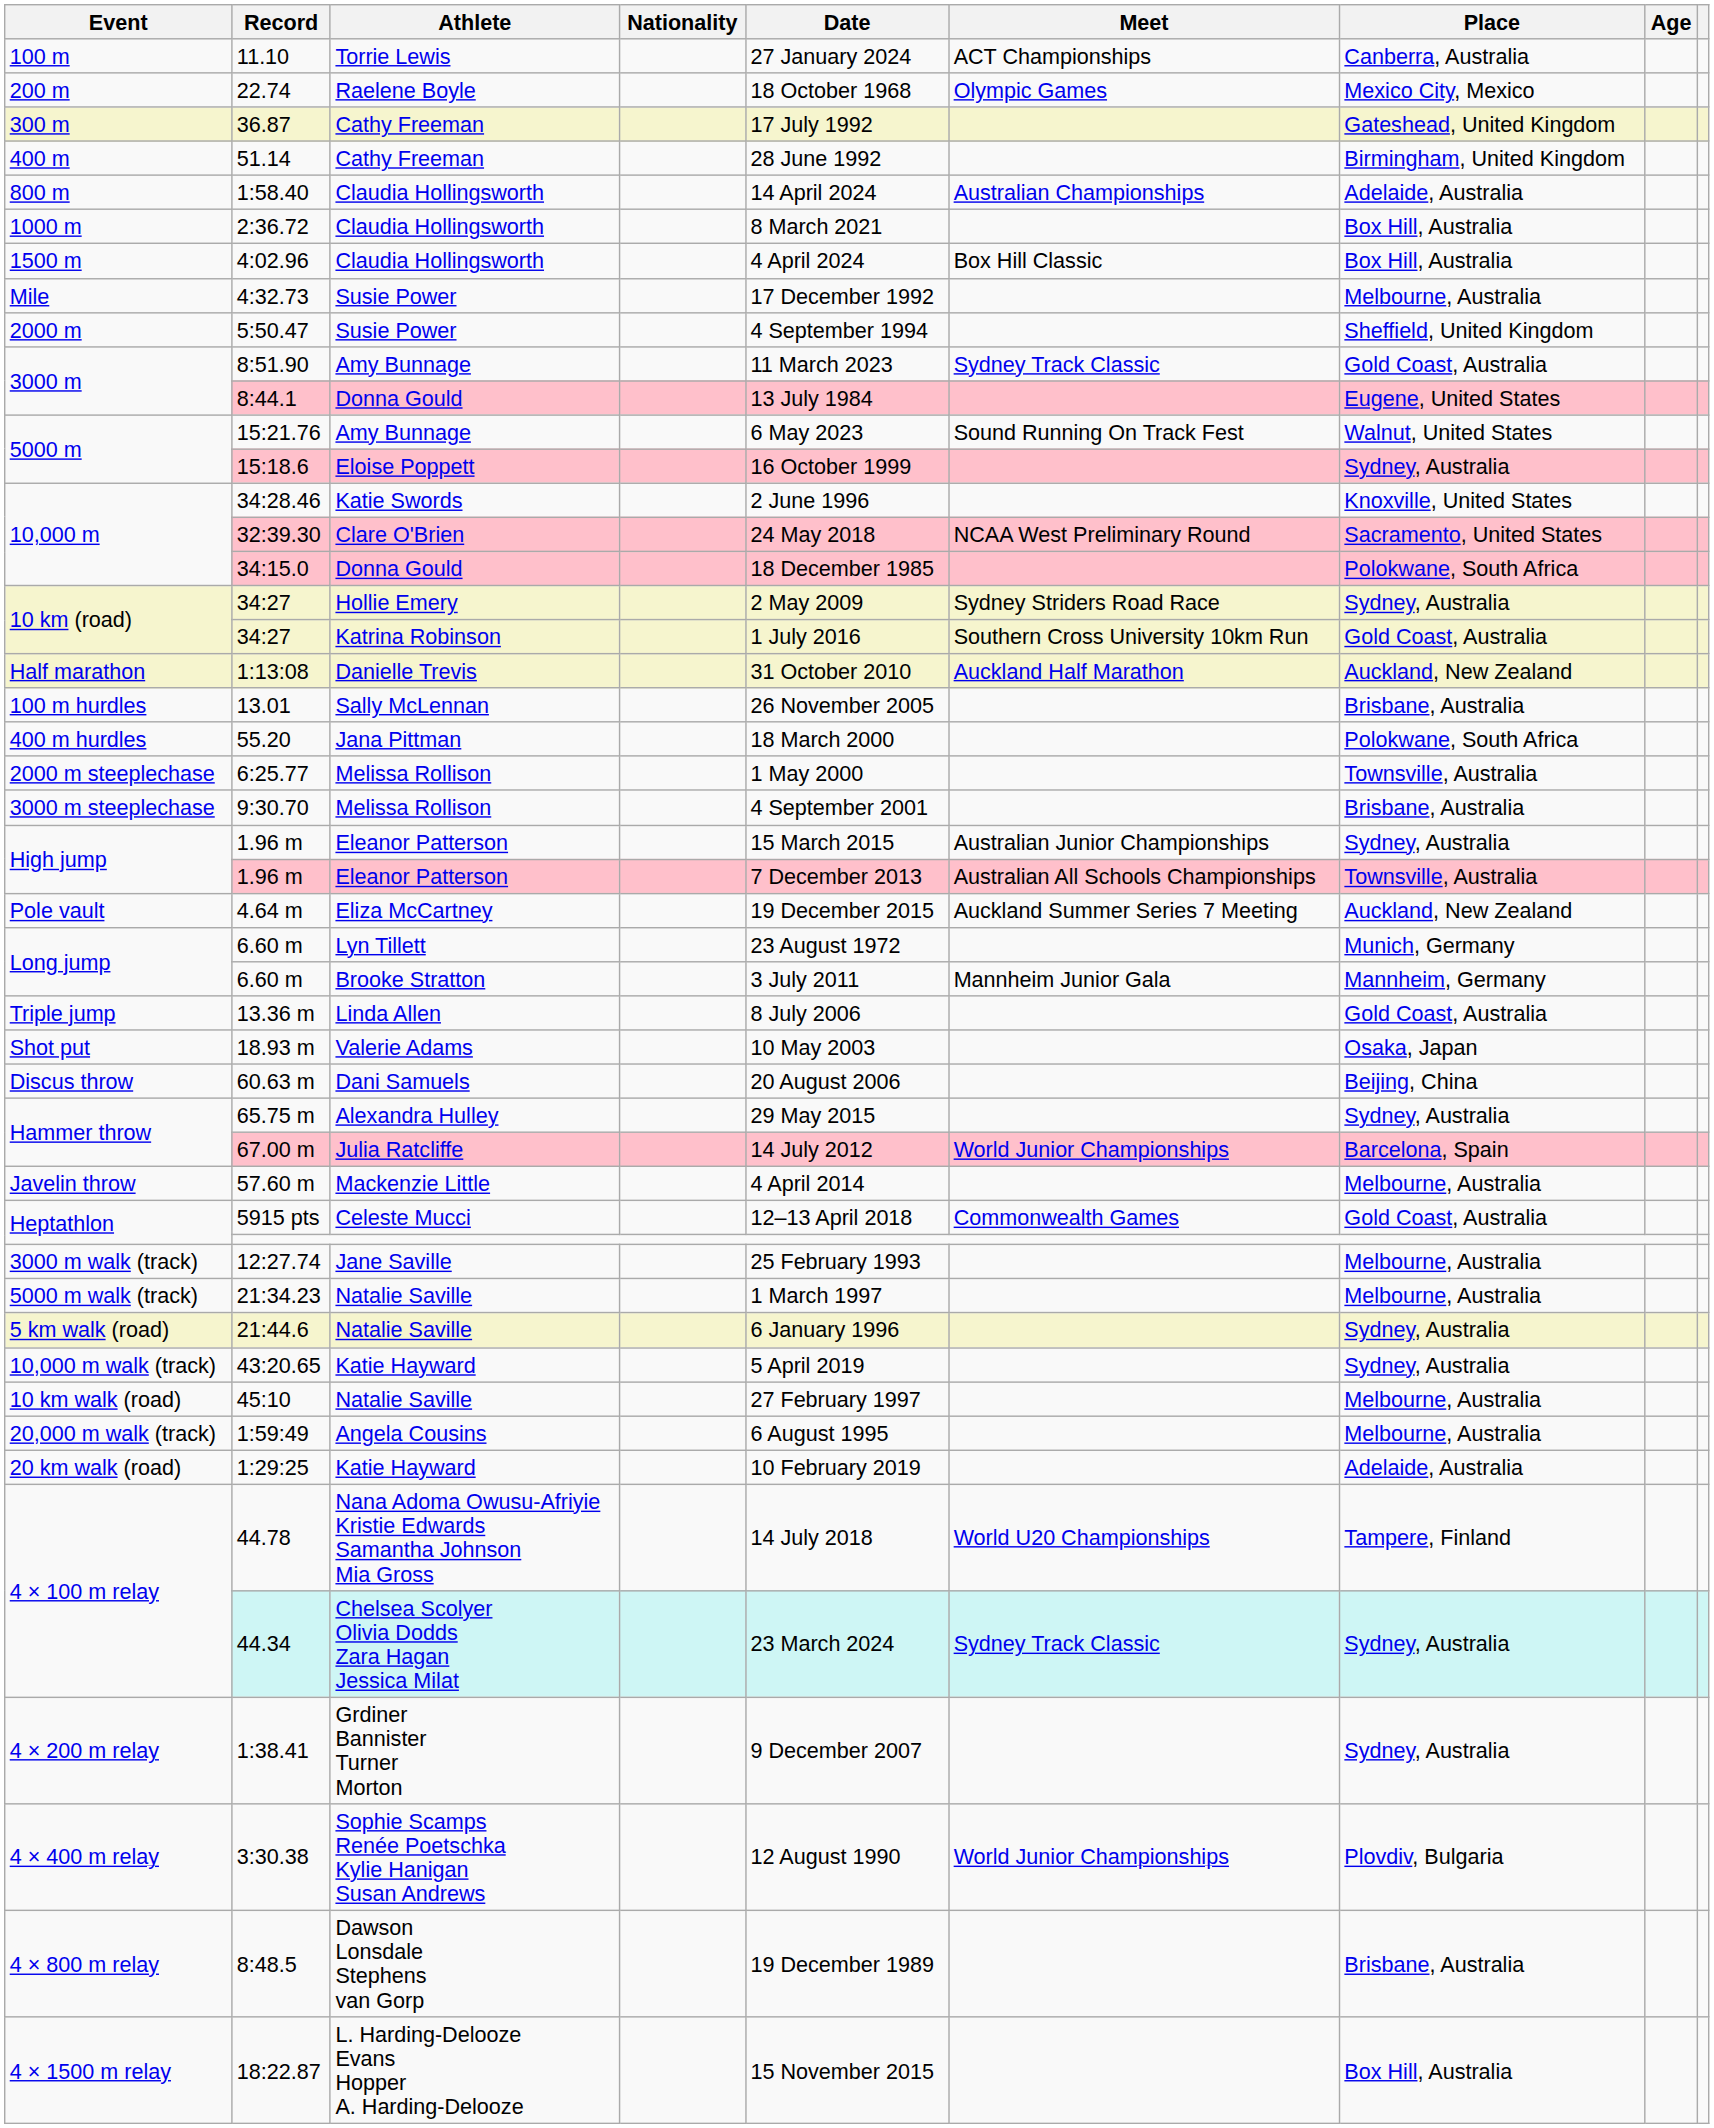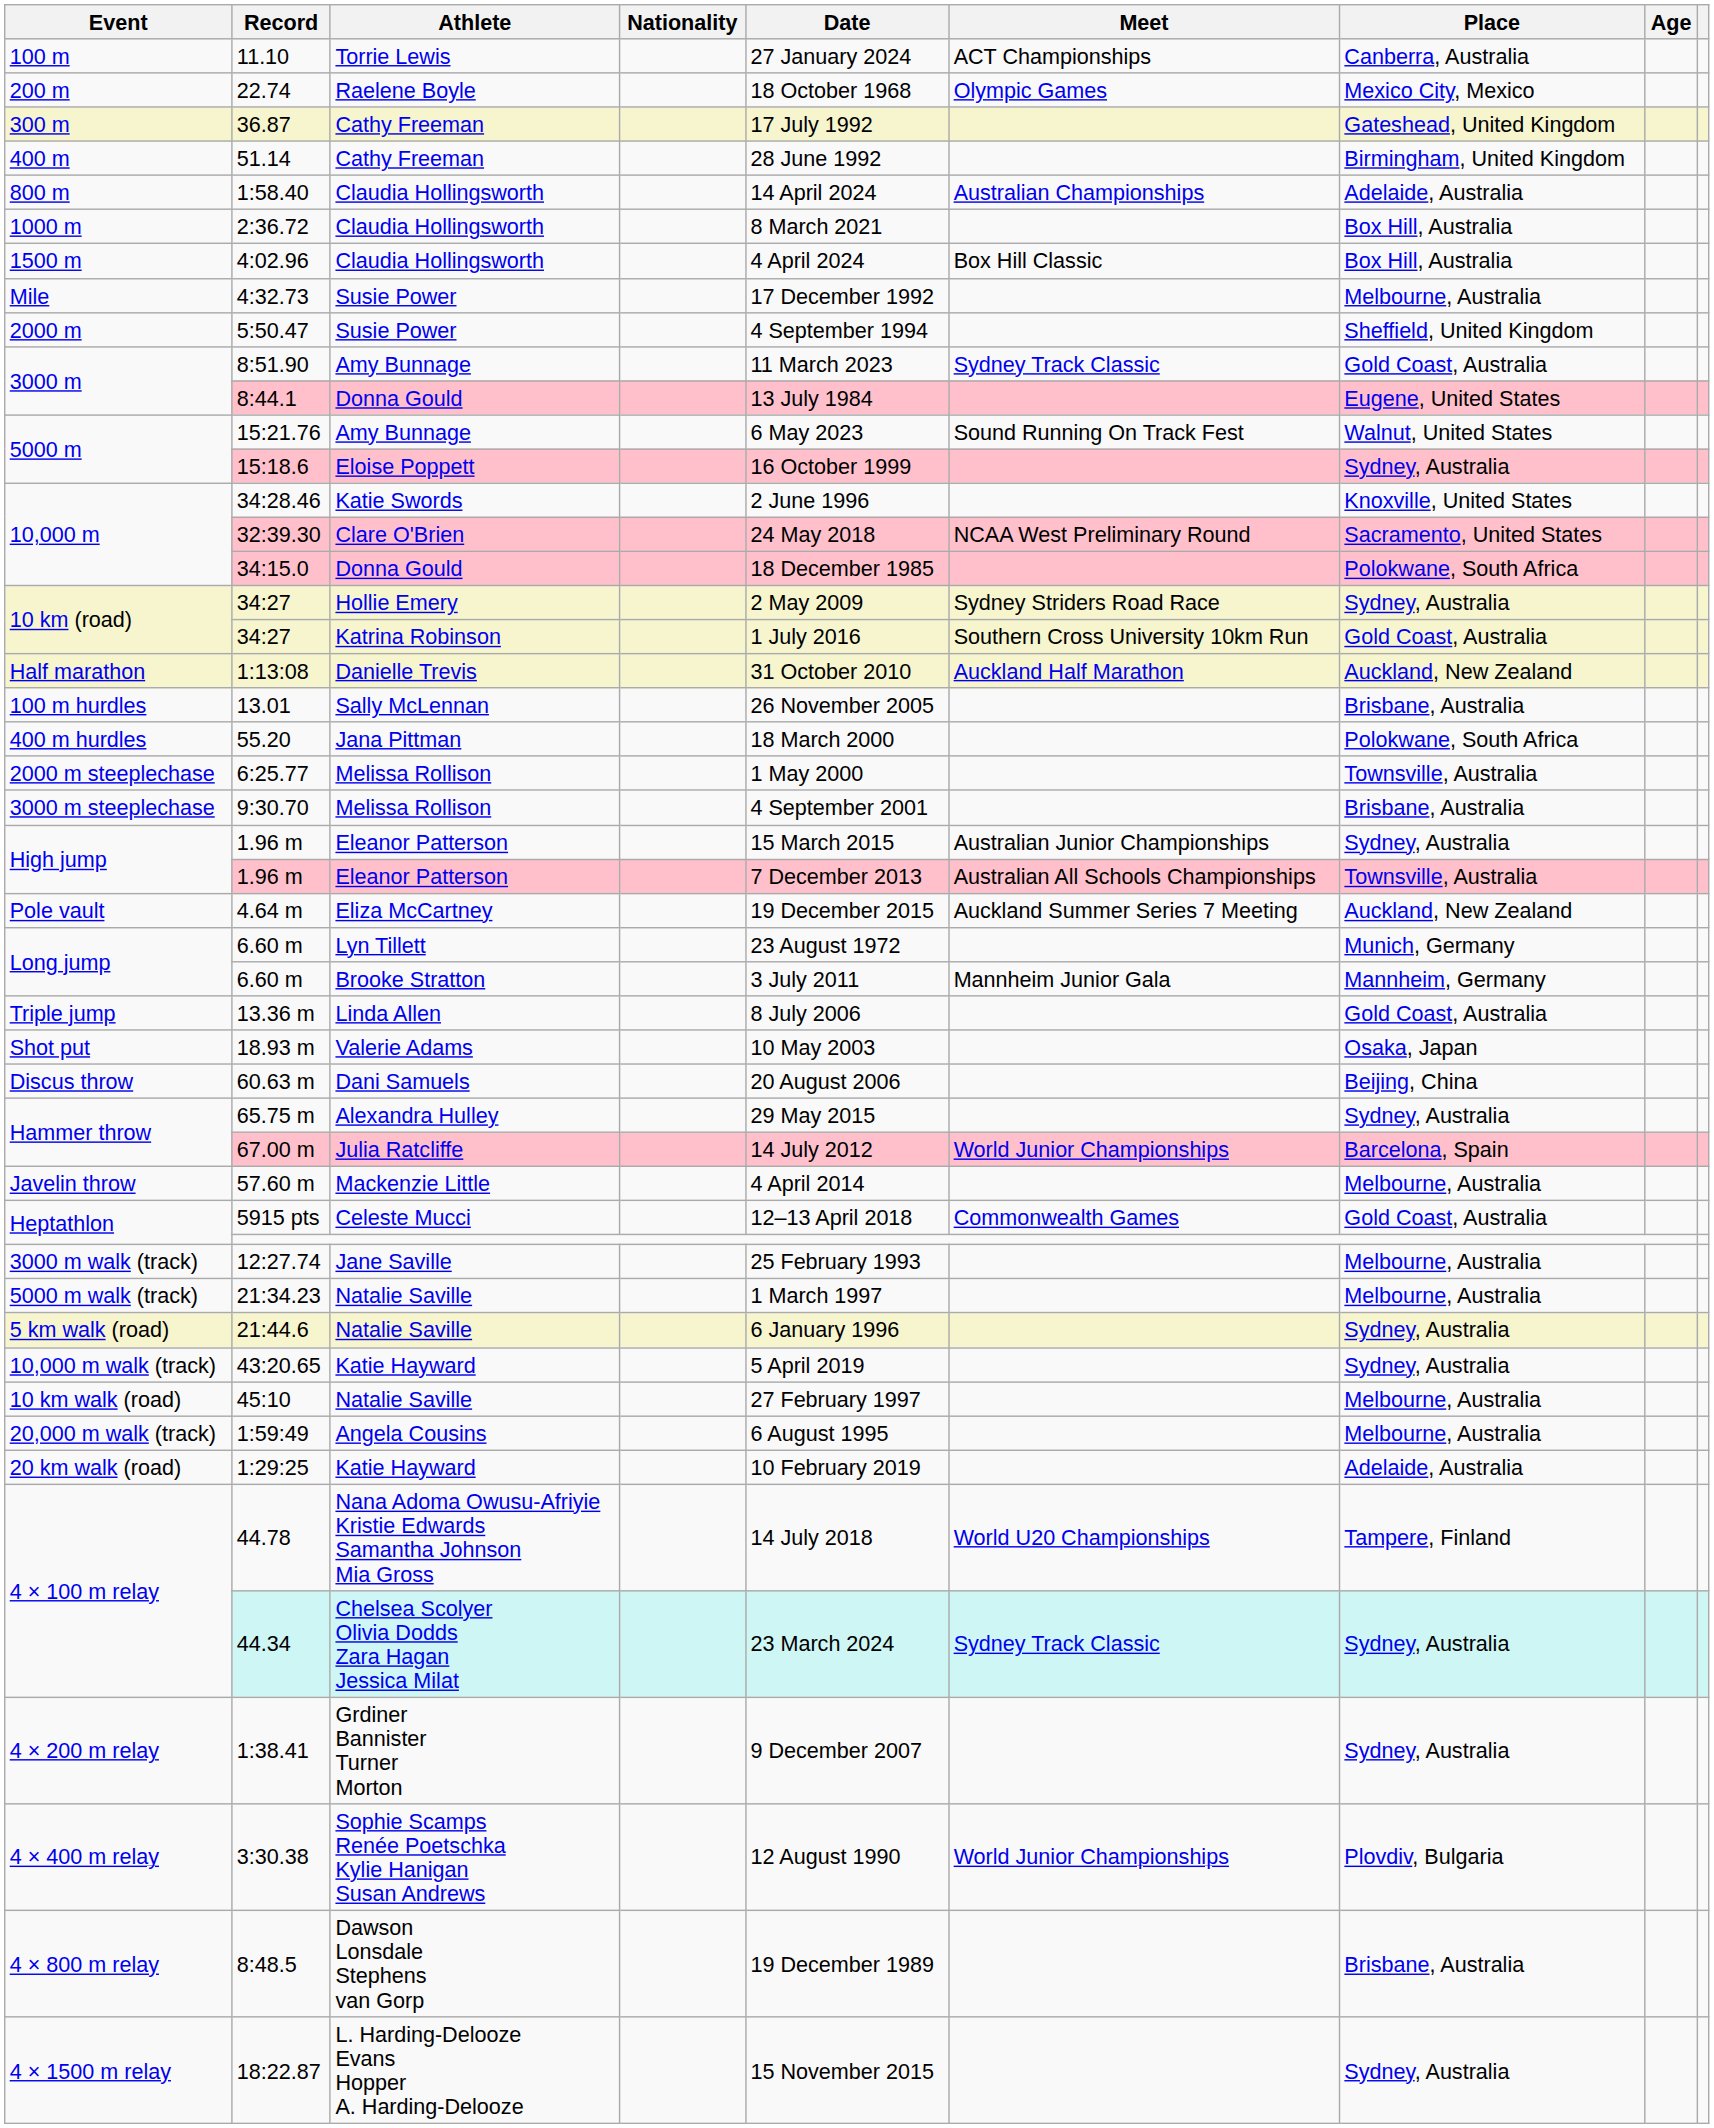(1428, 2070) Box Hill, Australia -> (1427, 2070) Sydney, Australia
